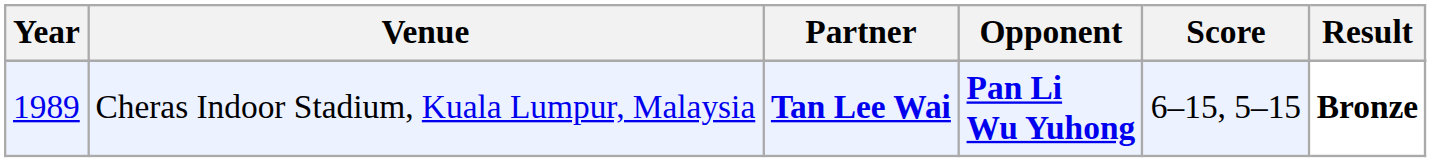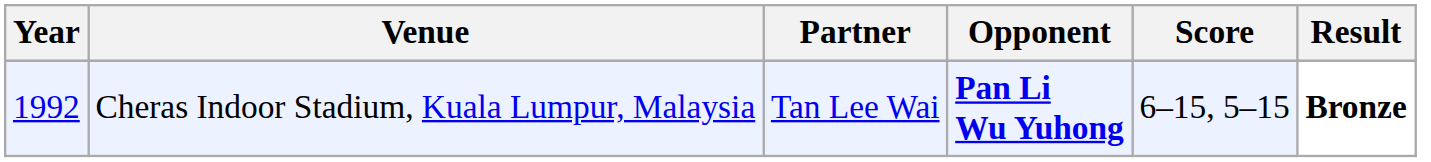(46, 107) 1989 -> (46, 107) 1992
(861, 107) bold -> (855, 107) normal
